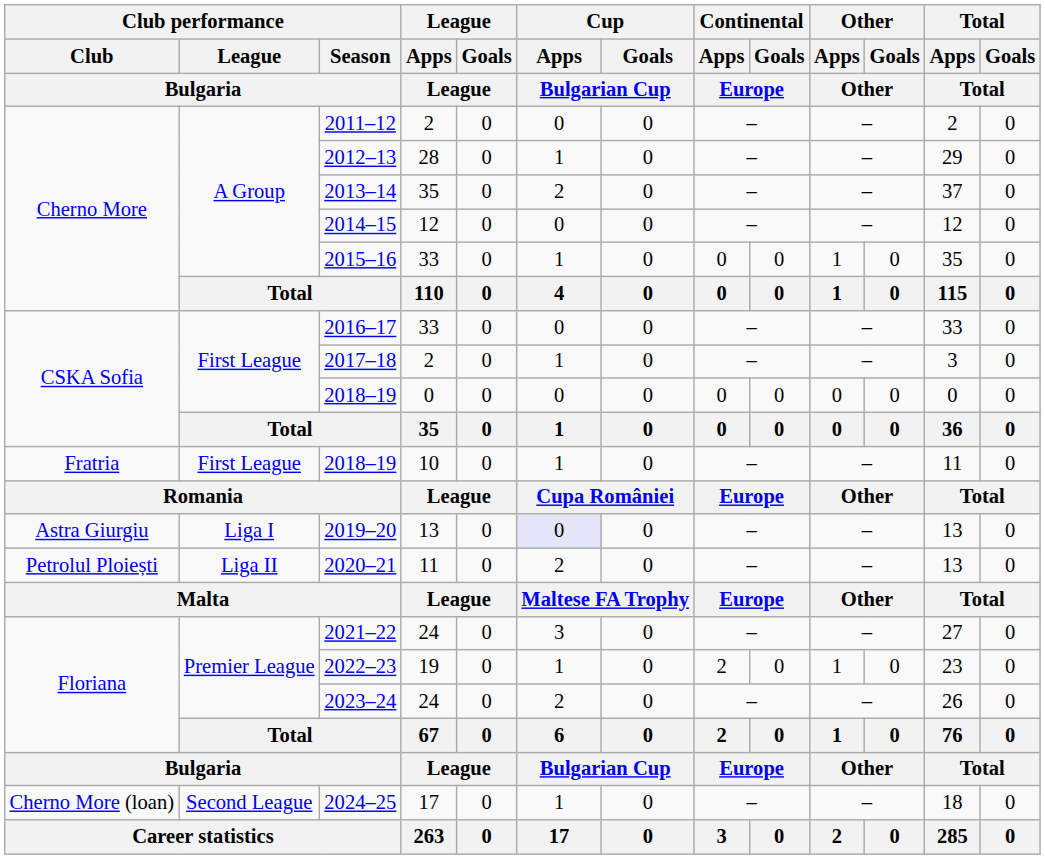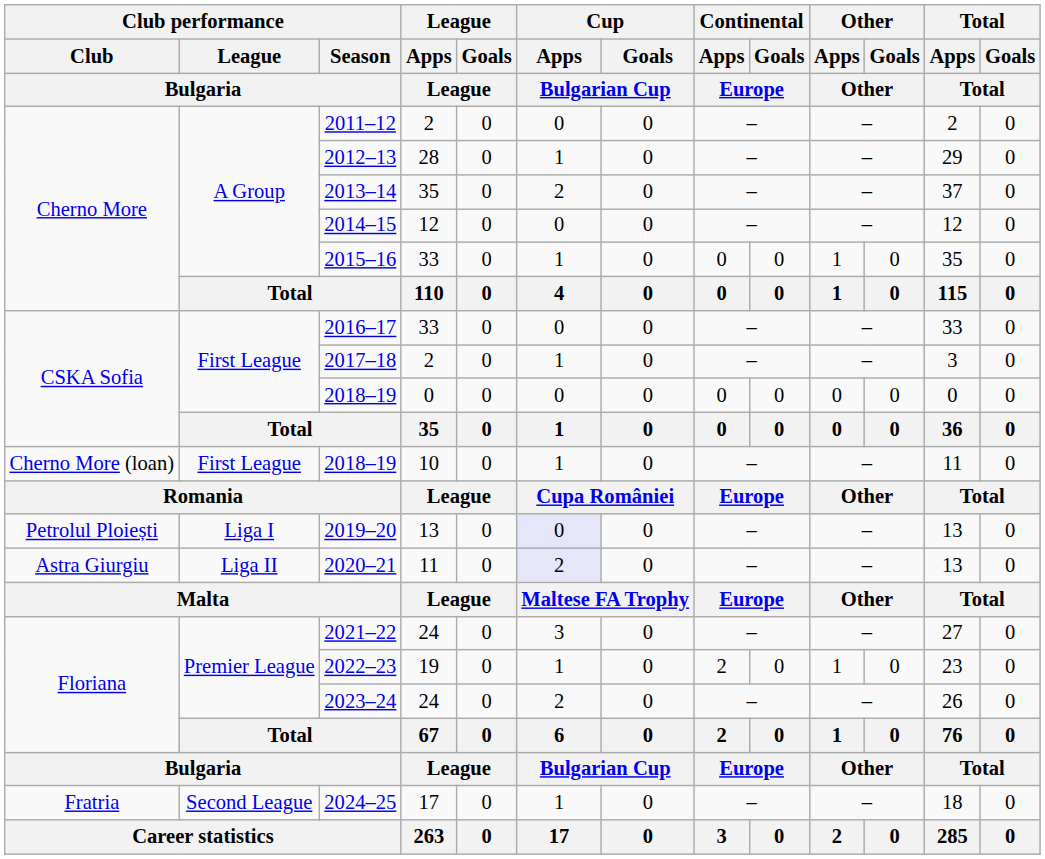(92, 463) Fratria -> (92, 463) Cherno More (loan)
(92, 531) Astra Giurgiu -> (92, 531) Petrolul Ploiești
(92, 565) Petrolul Ploiești -> (92, 565) Astra Giurgiu
(559, 565) no background -> (559, 565) lavender background
(92, 803) Cherno More (loan) -> (92, 803) Fratria
